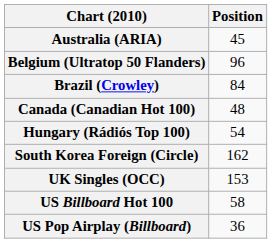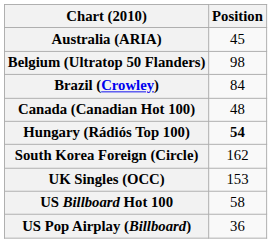(237, 62) 96 -> (237, 62) 98
(237, 132) normal -> (237, 132) bold
